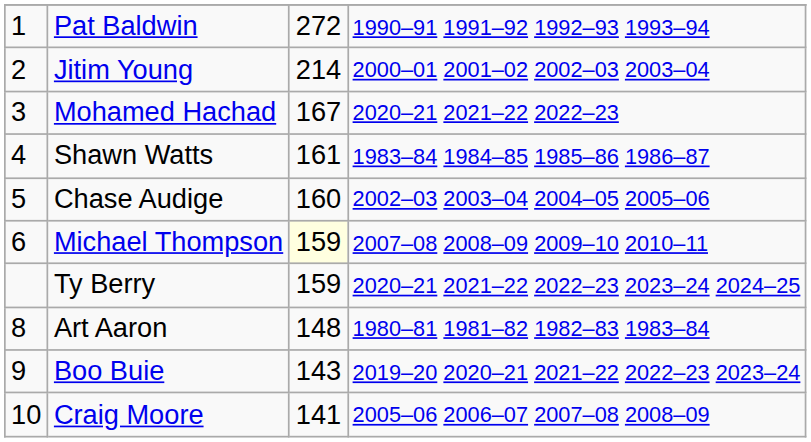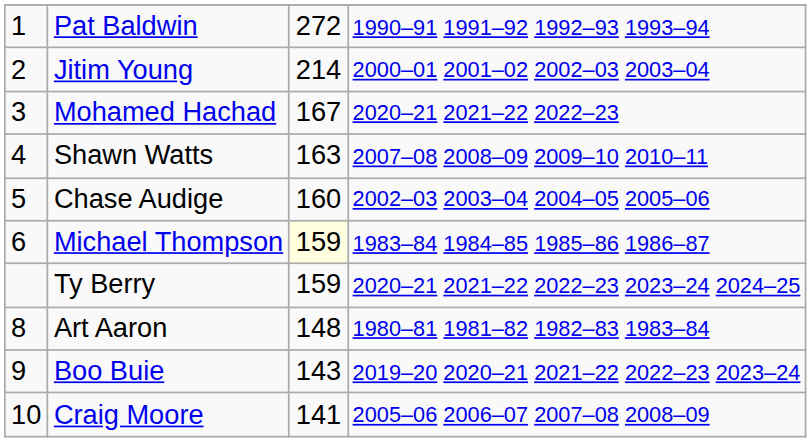(318, 155) 161 -> (318, 155) 163
(531, 156) 1983–84 1984–85 1985–86 1986–87 -> (530, 156) 2007–08 2008–09 2009–10 2010–11
(530, 242) 2007–08 2008–09 2009–10 2010–11 -> (531, 242) 1983–84 1984–85 1985–86 1986–87
